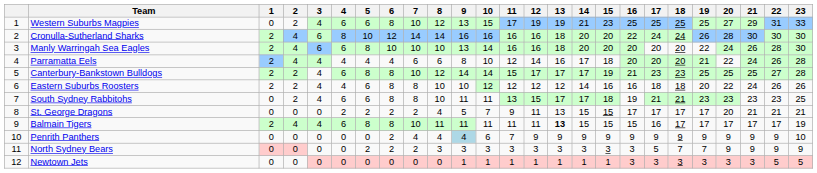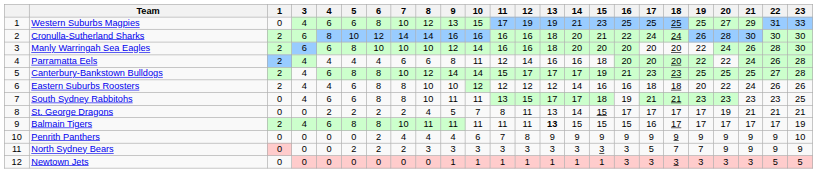- column: (295, 11)
(608, 36) 20 -> (602, 36) 21
(464, 49) 13 -> (453, 49) 12
(488, 61) 10 -> (478, 61) 11
(584, 61) 17 -> (577, 61) 16
(704, 61) 21 -> (701, 61) 22
(512, 112) 9 -> (503, 112) 8
(584, 112) 15 -> (577, 112) 14
(728, 112) 20 -> (726, 112) 19
(464, 137) lightblue background -> (453, 137) no background
(536, 137) 9 -> (527, 137) 8
